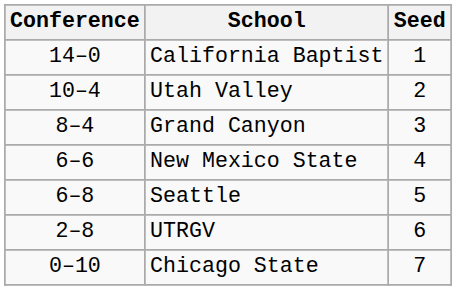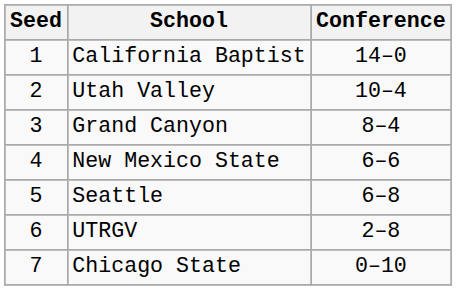columns swapped: (420, 23) <-> (75, 23)
